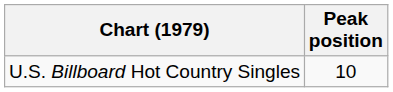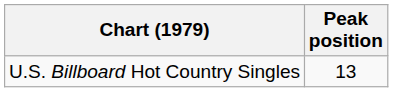(346, 71) 10 -> (346, 71) 13
